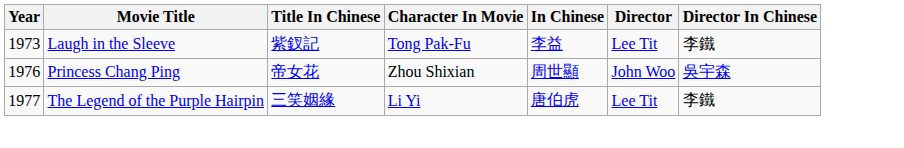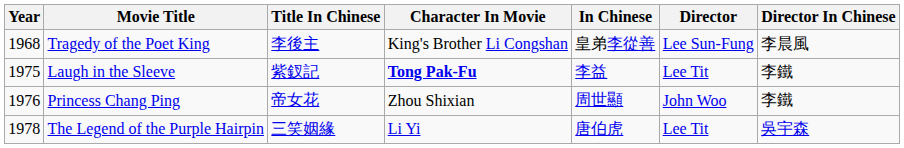+ row: (129, 44)
(24, 44) 1973 -> (24, 72) 1975
(429, 44) normal -> (432, 72) bold
(707, 71) 吳宇森 -> (777, 100) 李鐵
(24, 100) 1977 -> (24, 129) 1978
(699, 100) 李鐵 -> (785, 128) 吳宇森
